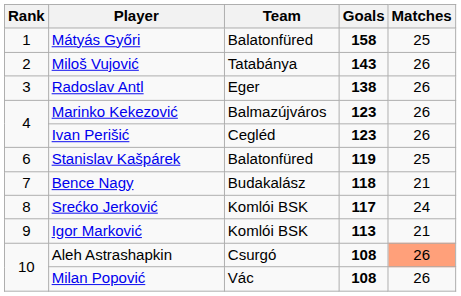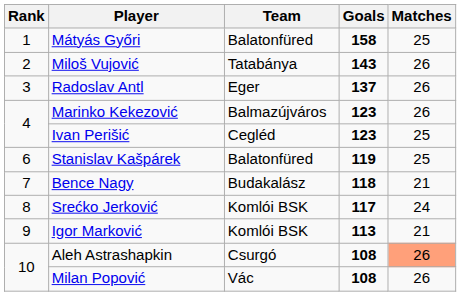(364, 87) 138 -> (364, 87) 137
(422, 135) 26 -> (422, 135) 25
